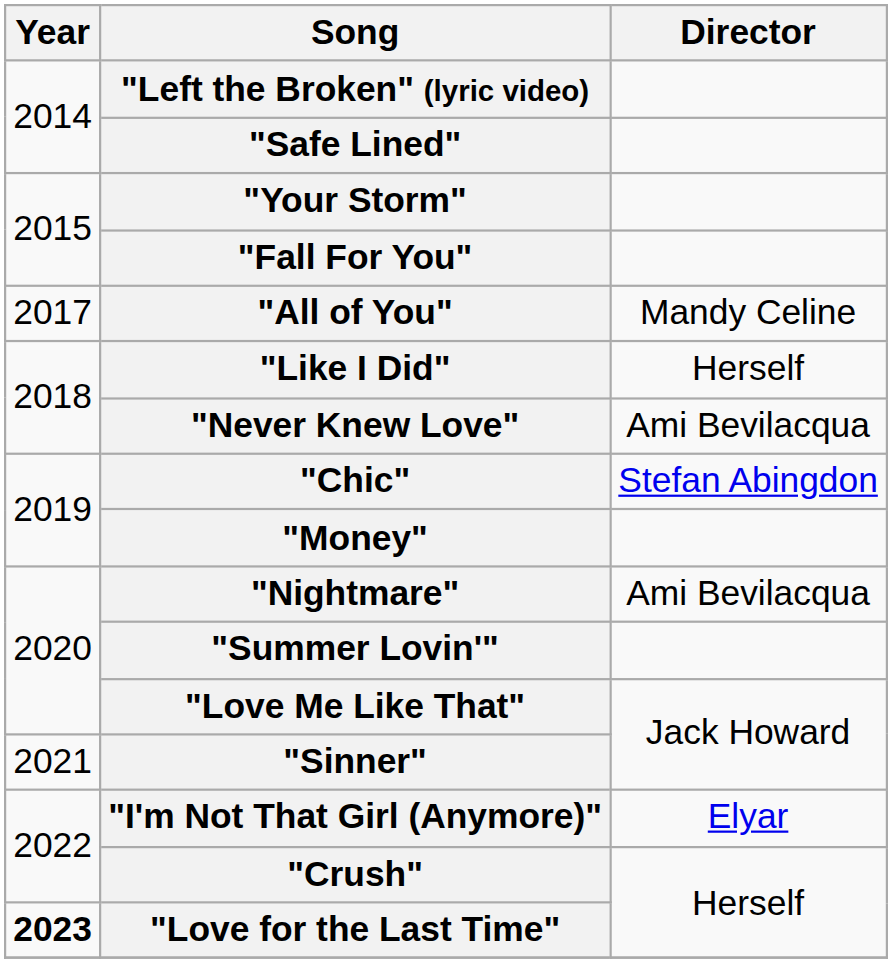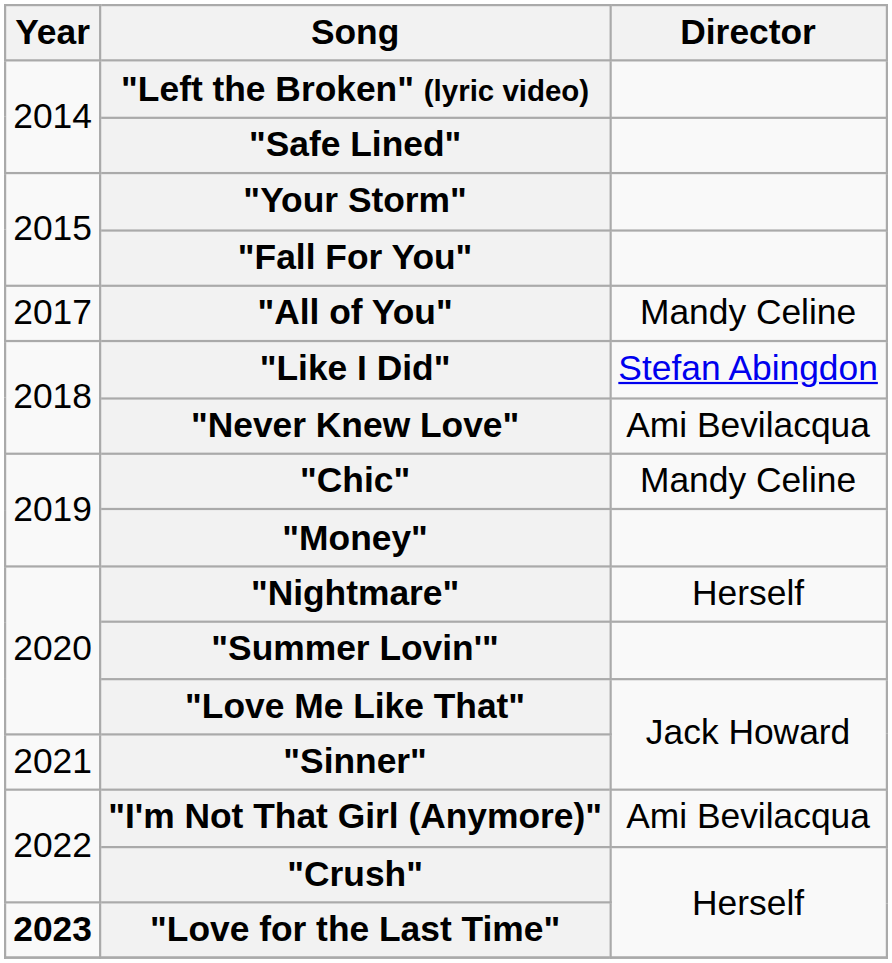(748, 369) Herself -> (748, 369) Stefan Abingdon
(748, 481) Stefan Abingdon -> (748, 481) Mandy Celine
(748, 593) Ami Bevilacqua -> (748, 593) Herself
(748, 817) Elyar -> (748, 817) Ami Bevilacqua
